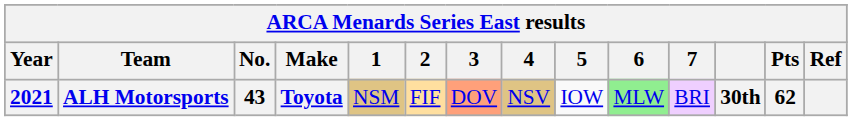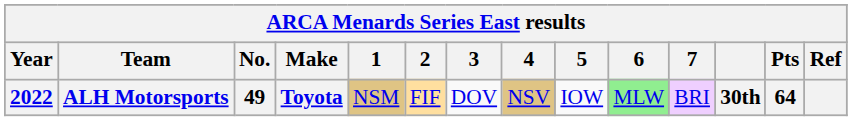(31, 96) 2021 -> (31, 96) 2022
(255, 96) 43 -> (255, 96) 49
(474, 96) lightsalmon background -> (474, 96) no background
(785, 96) 62 -> (785, 96) 64
